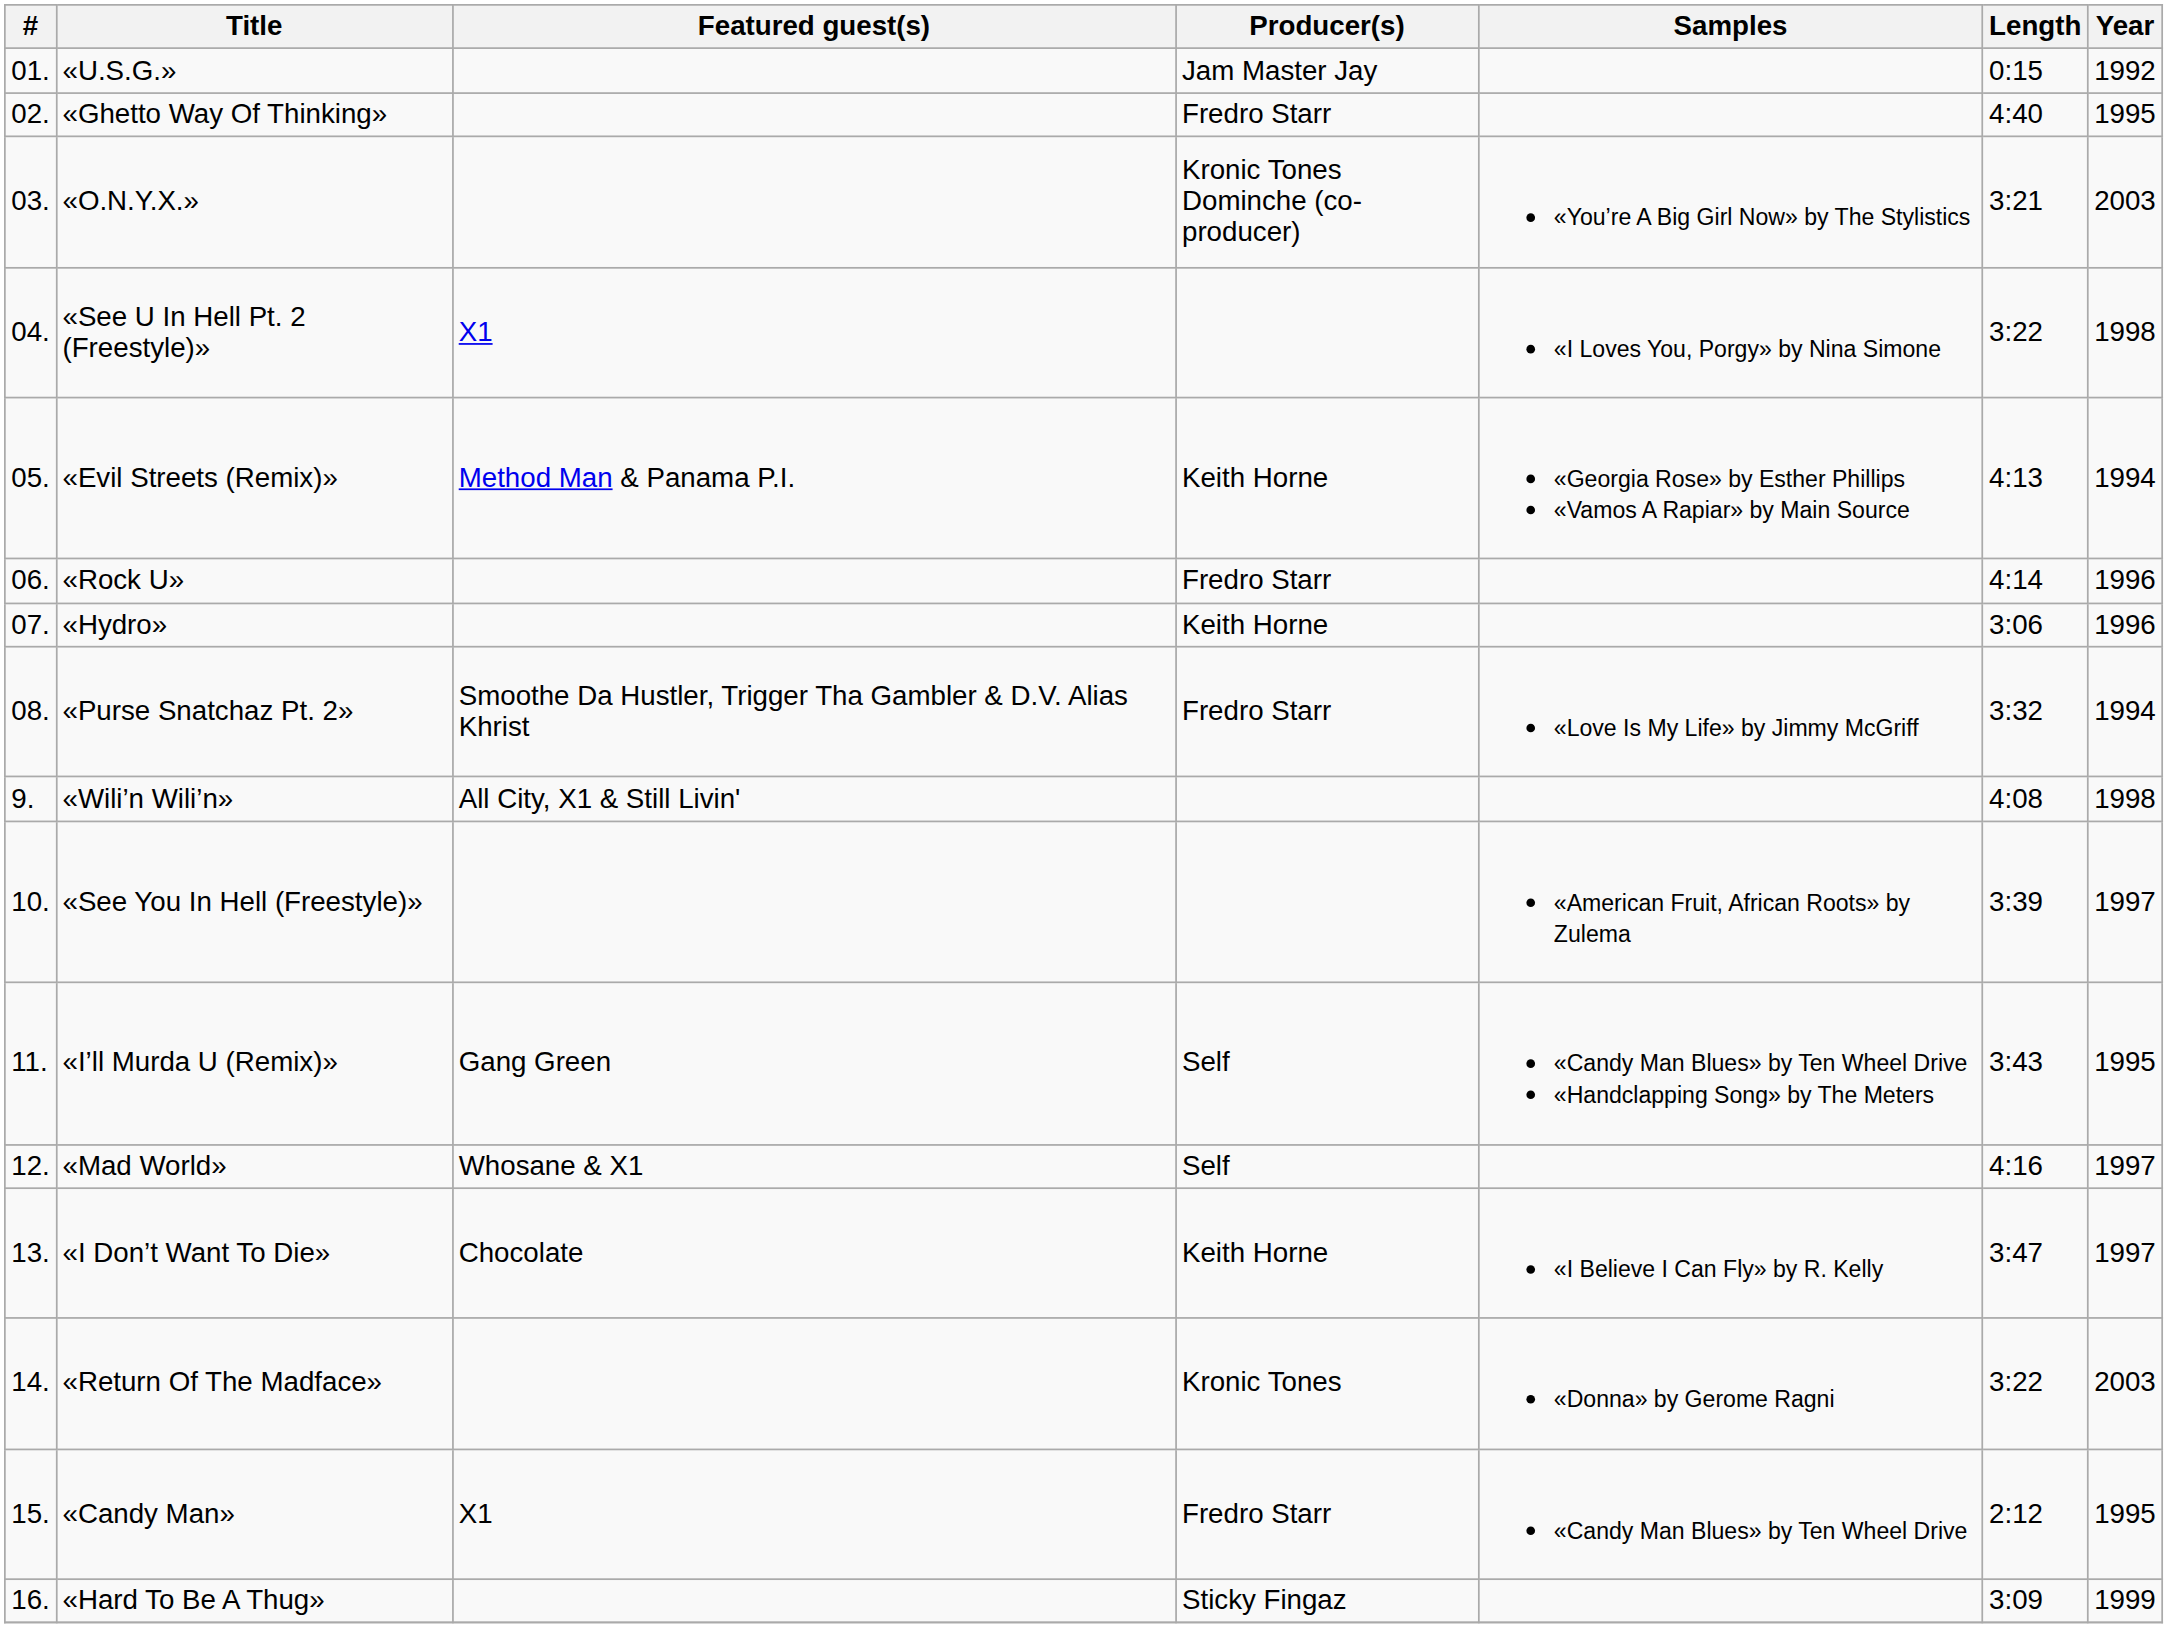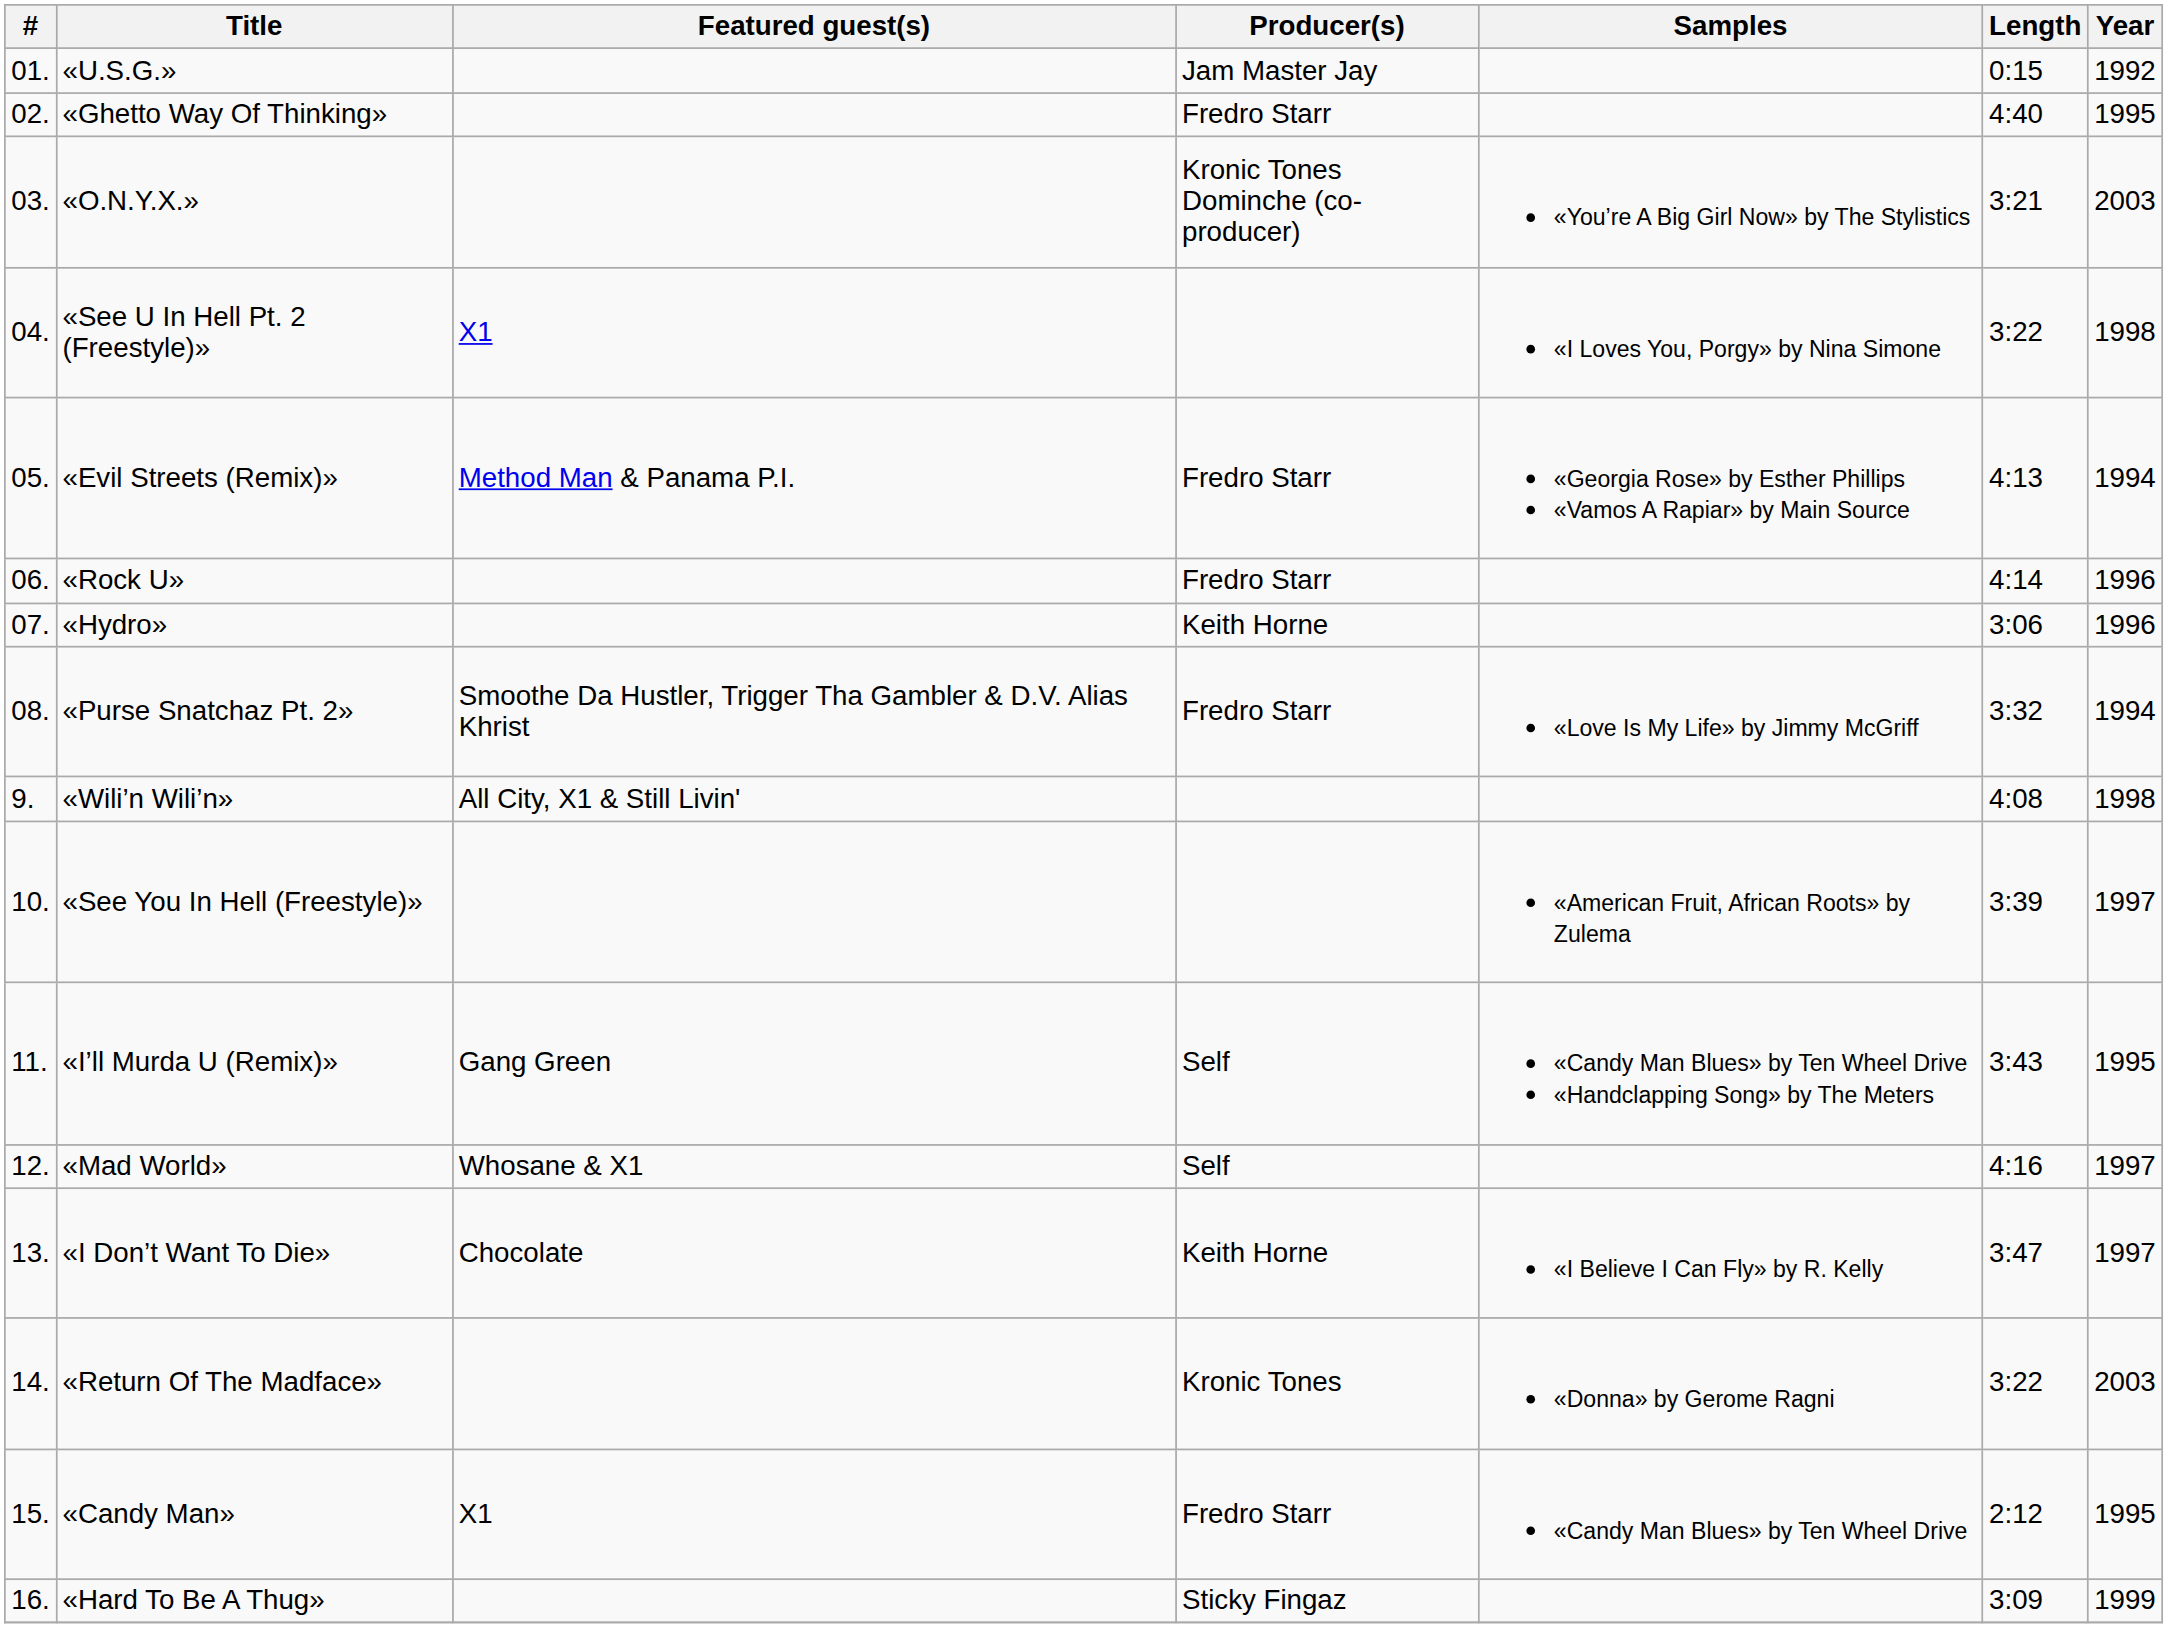(1255, 477) Keith Horne -> (1257, 477) Fredro Starr
